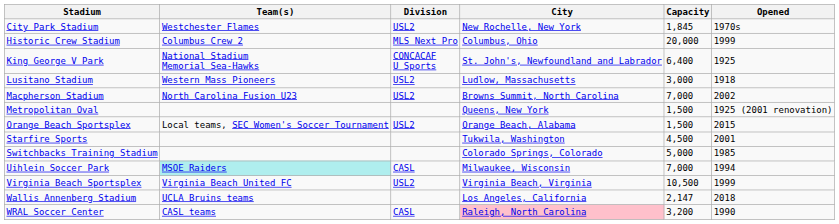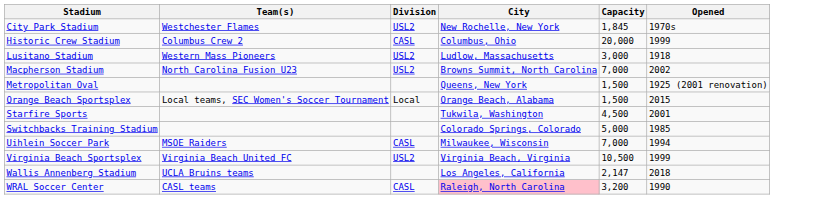(425, 41) MLS Next Pro -> (404, 41) CASL
- row: (55, 61)
(404, 124) USL2 -> (407, 99) Local
(194, 168) paleturquoise background -> (194, 143) no background
